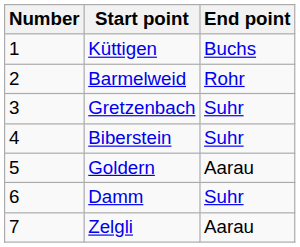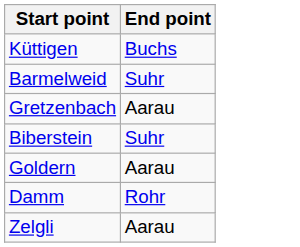- column: (44, 19)
(224, 78) Rohr -> (144, 78) Suhr
(224, 108) Suhr -> (150, 108) Aarau
(224, 197) Suhr -> (145, 197) Rohr
